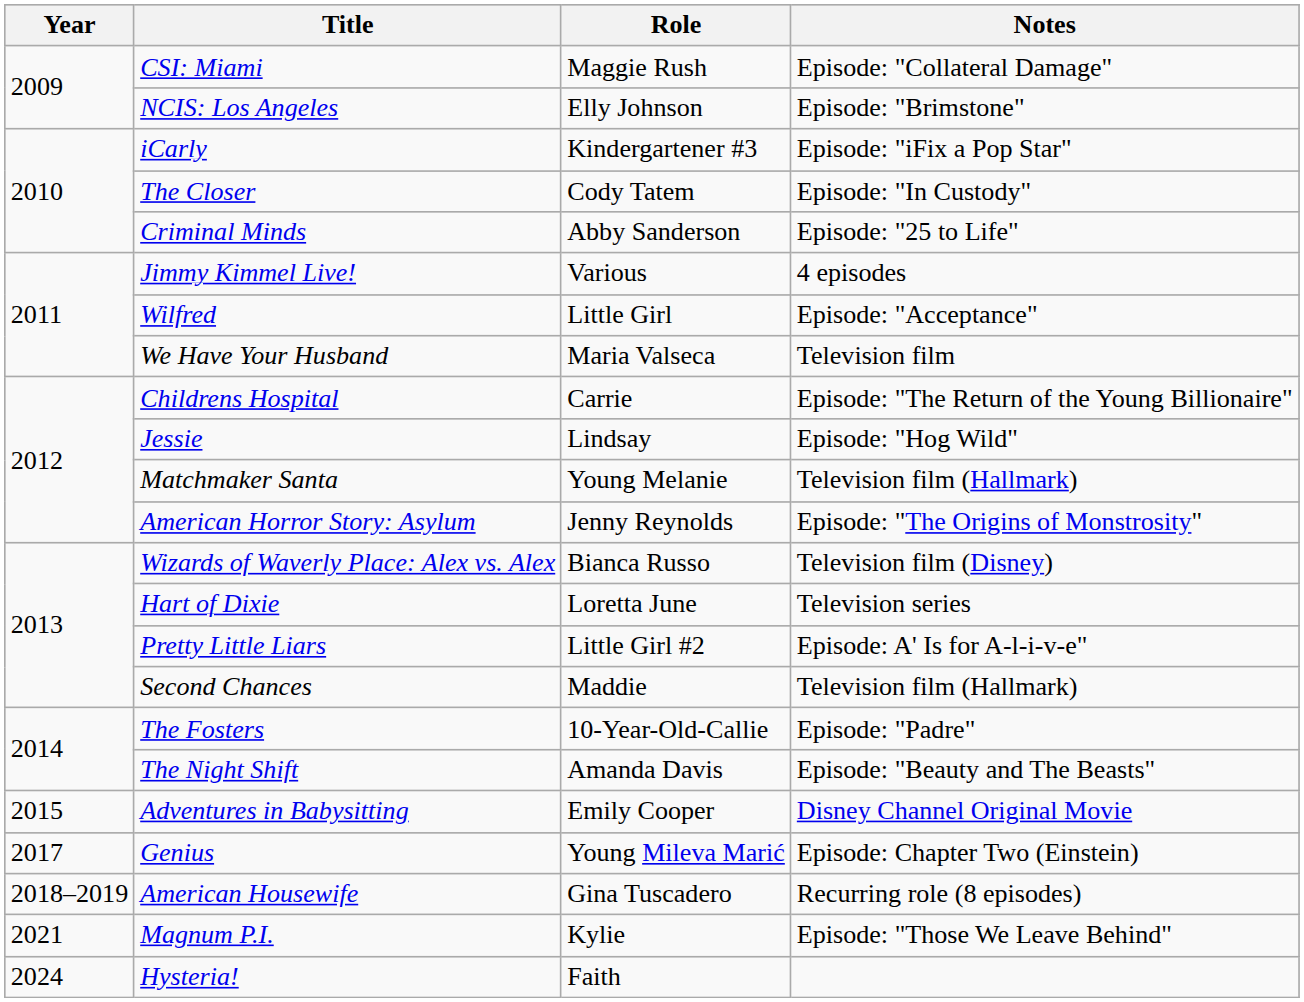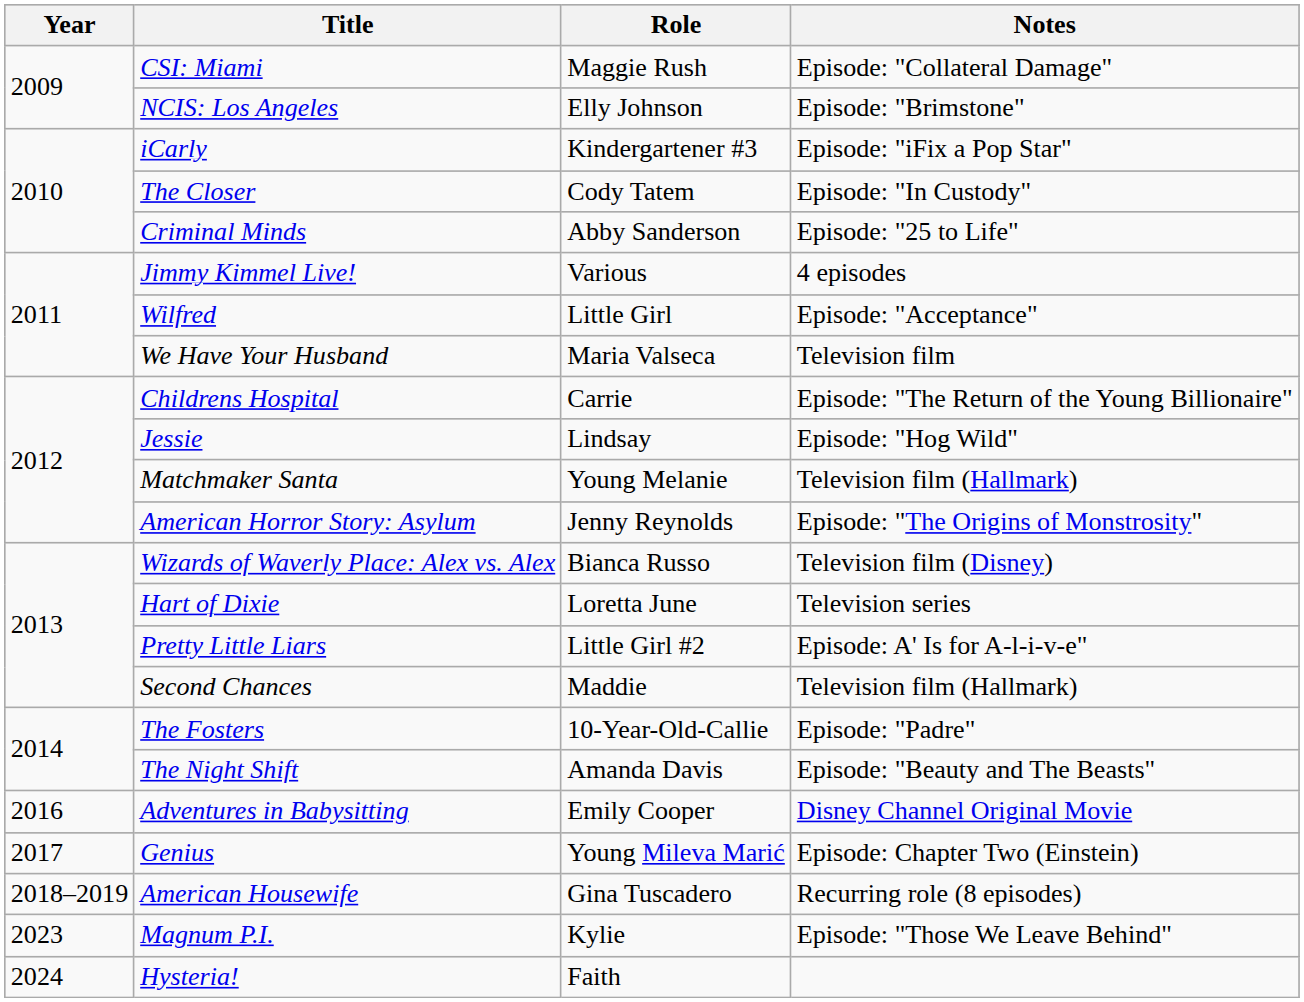(37, 811) 2015 -> (37, 811) 2016
(37, 935) 2021 -> (37, 935) 2023
